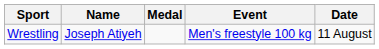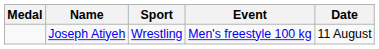columns swapped: (165, 15) <-> (33, 15)
